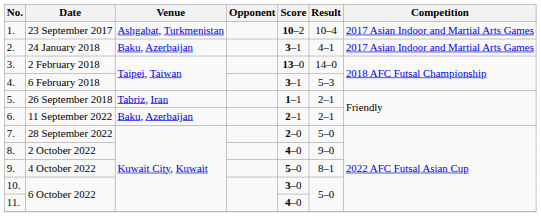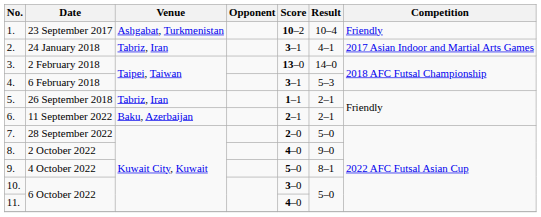(440, 30) 2017 Asian Indoor and Martial Arts Games -> (364, 30) Friendly
(155, 47) Baku, Azerbaijan -> (143, 47) Tabriz, Iran
